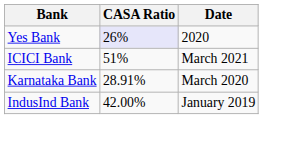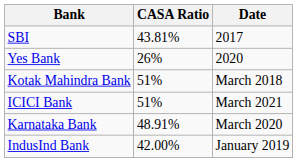+ row: (18, 37)
(116, 37) lavender background -> (150, 59) no background
+ row: (69, 80)
(124, 80) 28.91% -> (158, 124) 48.91%
